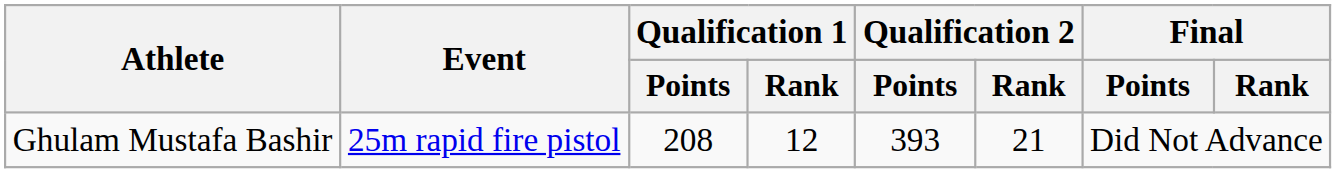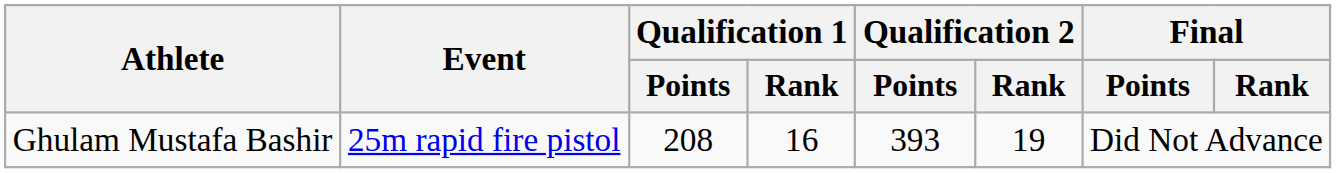(802, 139) 12 -> (802, 139) 16
(1029, 139) 21 -> (1029, 139) 19
